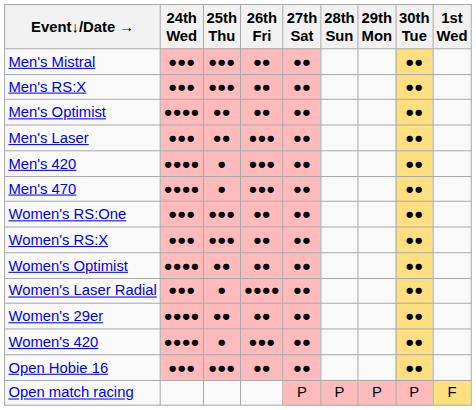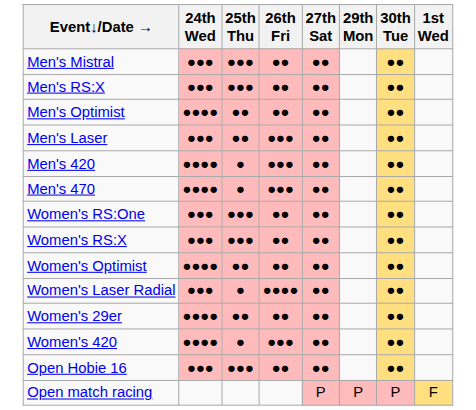- column: (339, 27)
